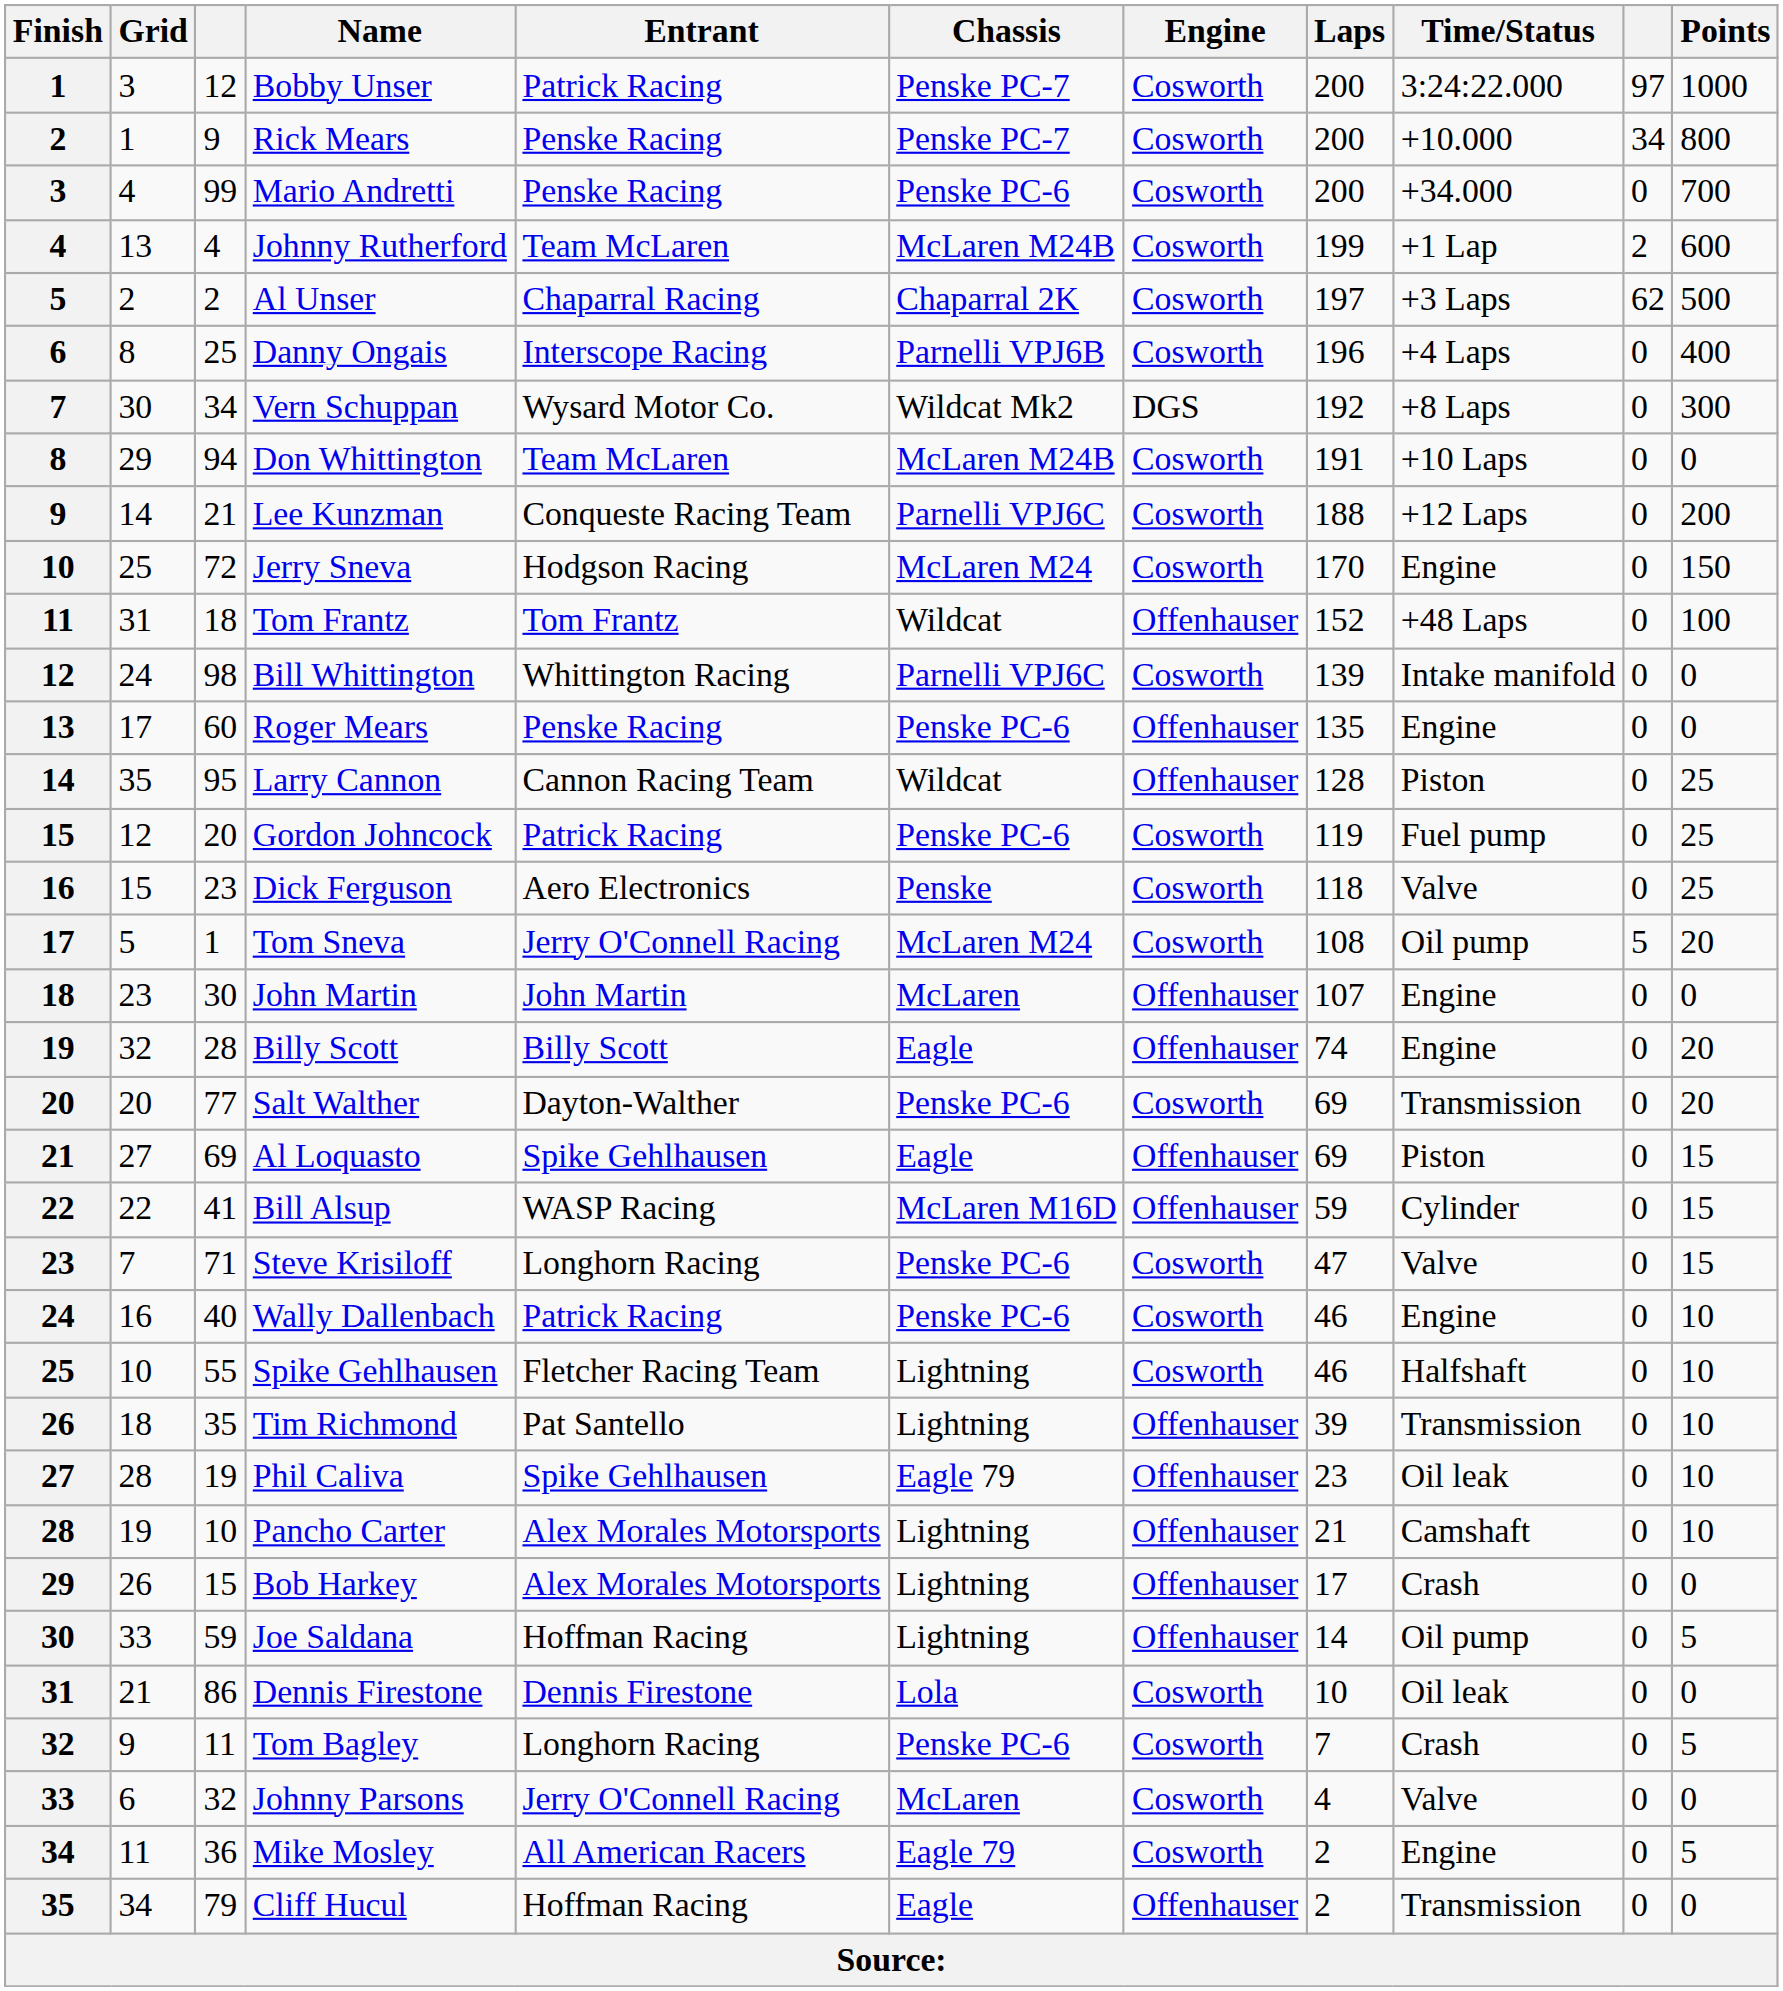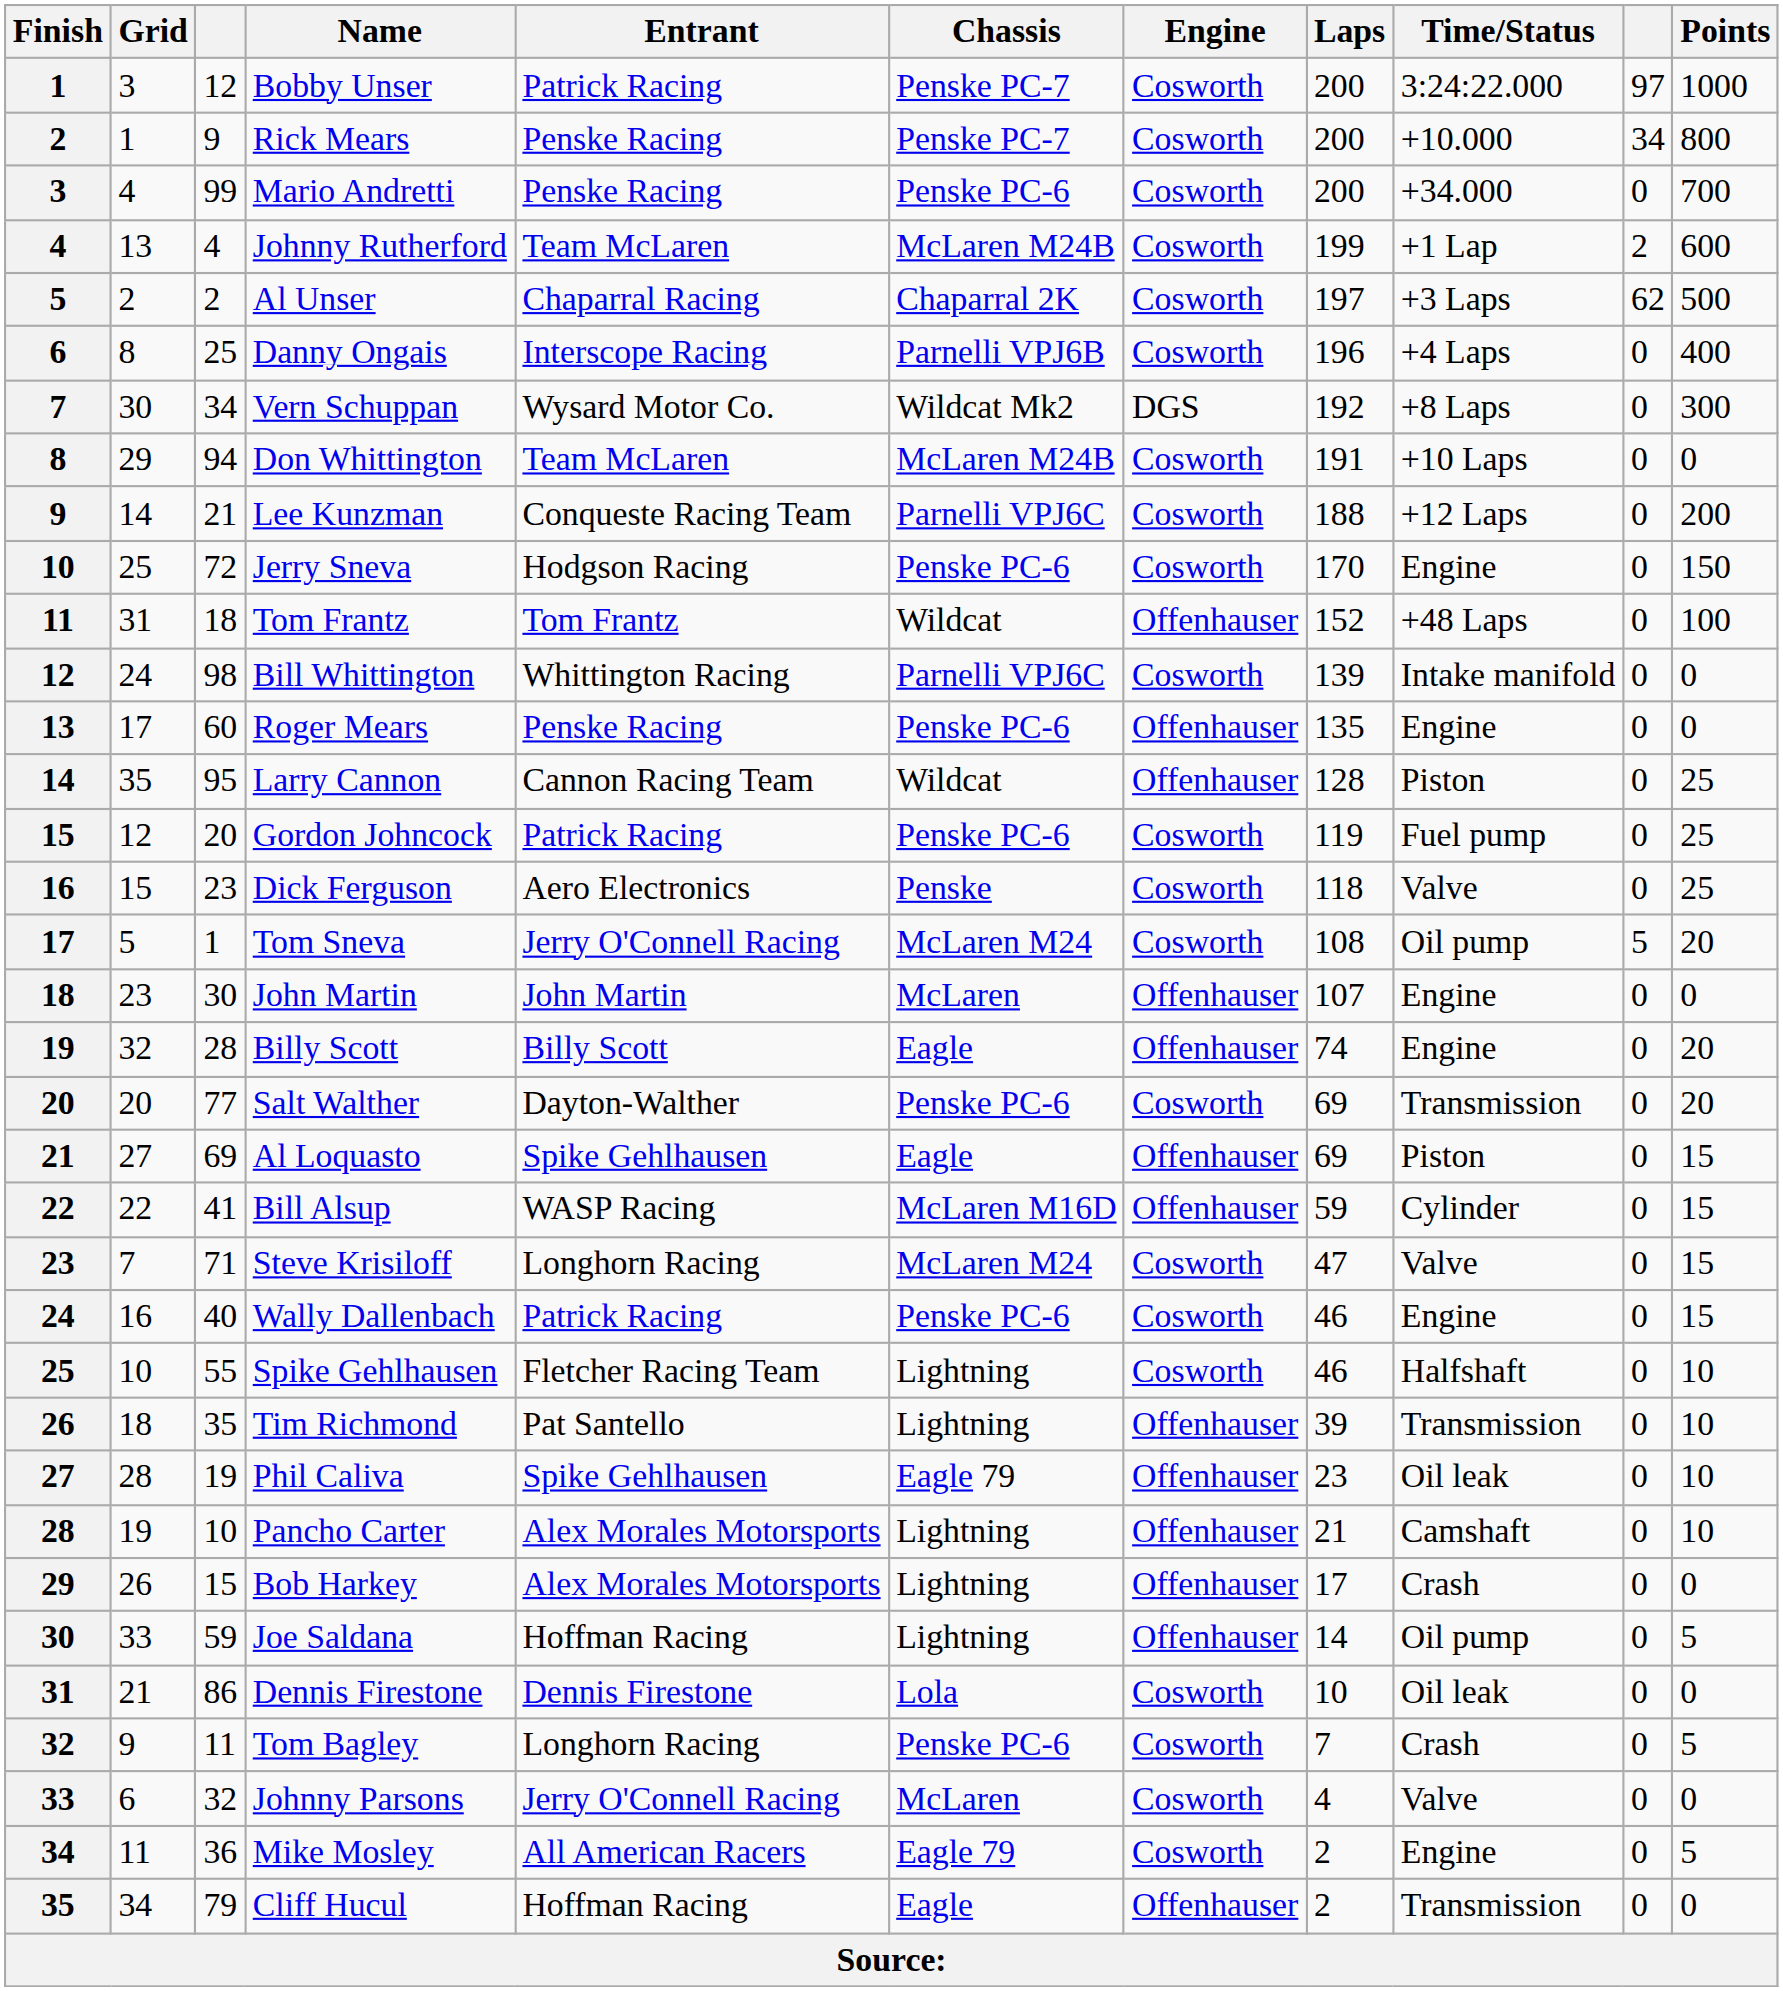(994, 566) McLaren M24 -> (983, 566) Penske PC-6
(983, 1262) Penske PC-6 -> (994, 1262) McLaren M24
(1697, 1316) 10 -> (1697, 1316) 15
